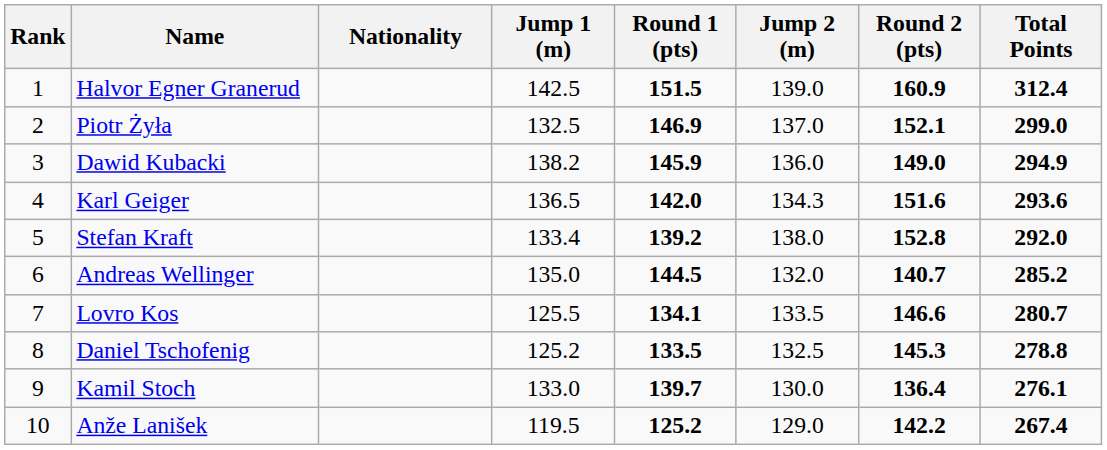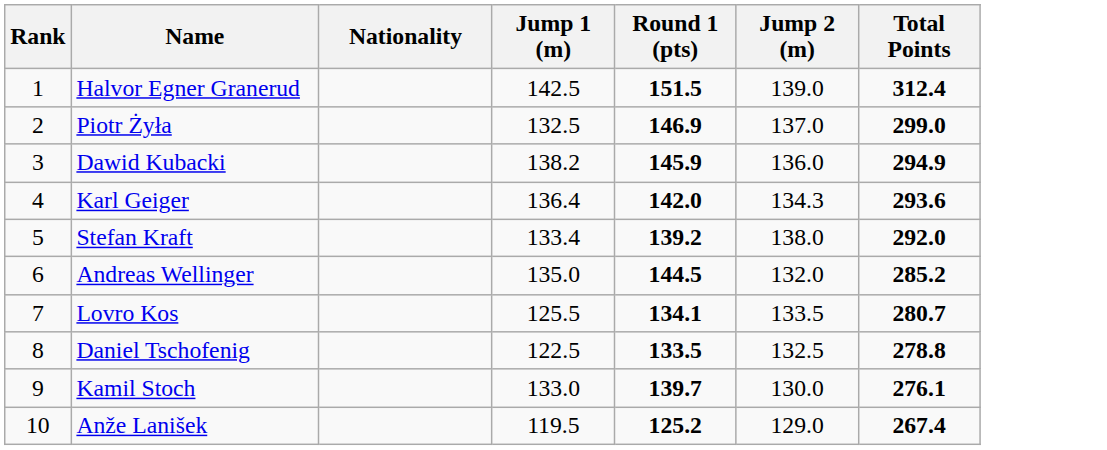- column: (919, 36)
(553, 200) 136.5 -> (553, 200) 136.4
(553, 350) 125.2 -> (553, 350) 122.5
